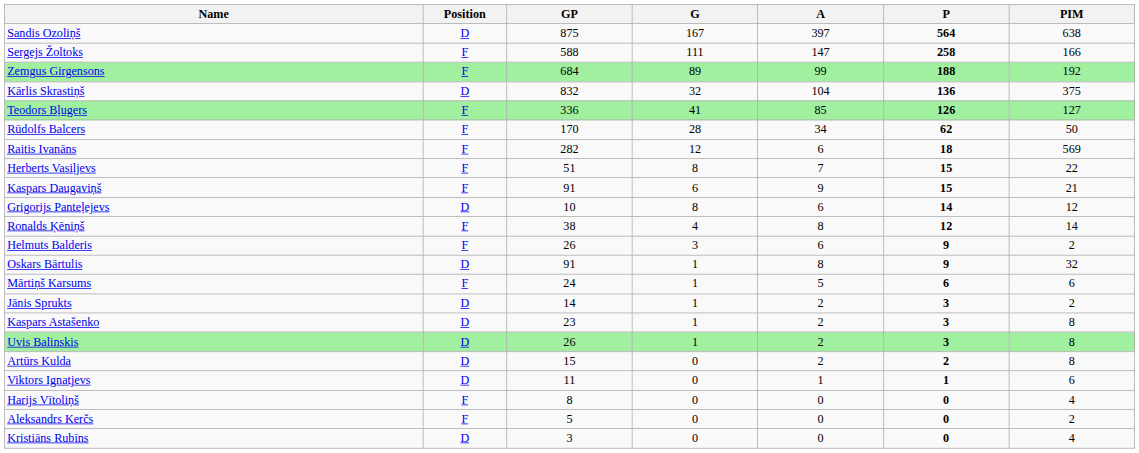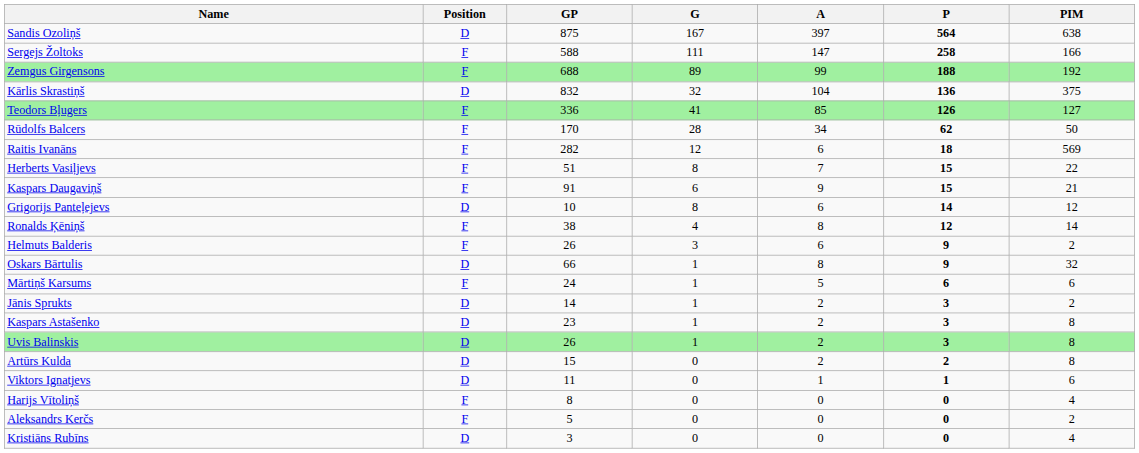(569, 71) 684 -> (569, 71) 688
(569, 264) 91 -> (569, 264) 66
